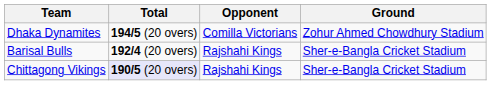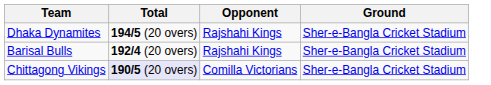(250, 32) Comilla Victorians -> (242, 32) Rajshahi Kings
(393, 32) Zohur Ahmed Chowdhury Stadium -> (384, 32) Sher-e-Bangla Cricket Stadium
(242, 70) Rajshahi Kings -> (250, 70) Comilla Victorians
